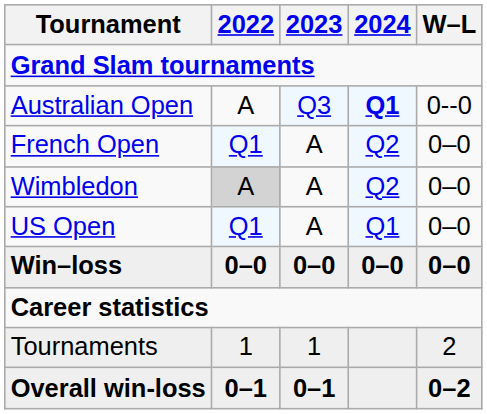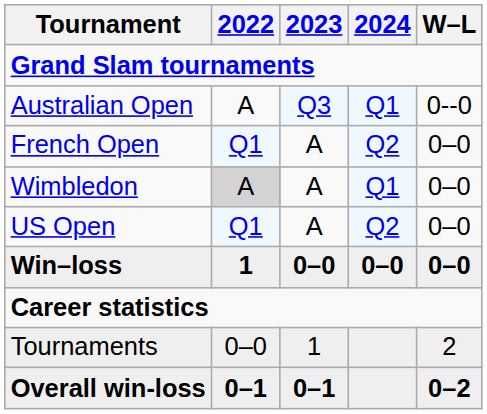(382, 105) bold -> (382, 105) normal
(382, 186) Q2 -> (382, 186) Q1
(382, 226) Q1 -> (382, 226) Q2
(246, 266) 0–0 -> (246, 266) 1
(246, 347) 1 -> (246, 347) 0–0
